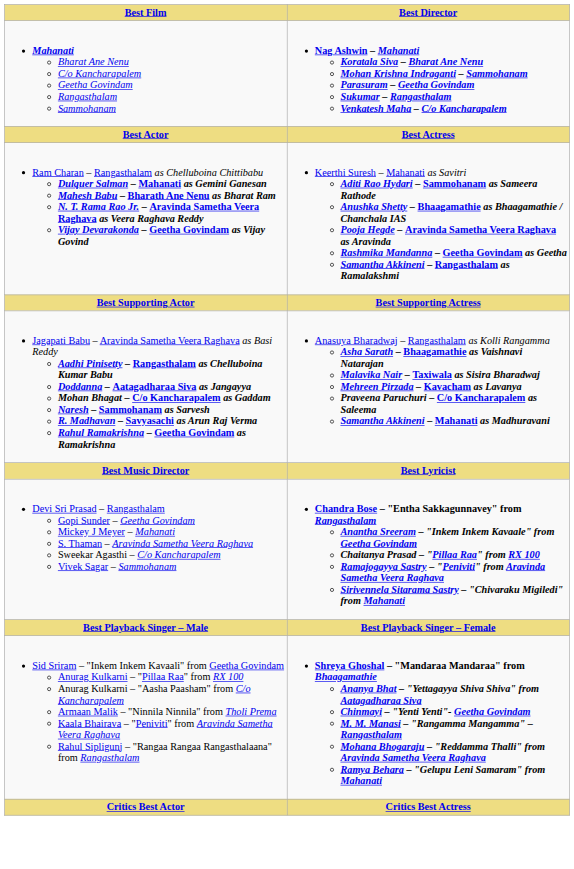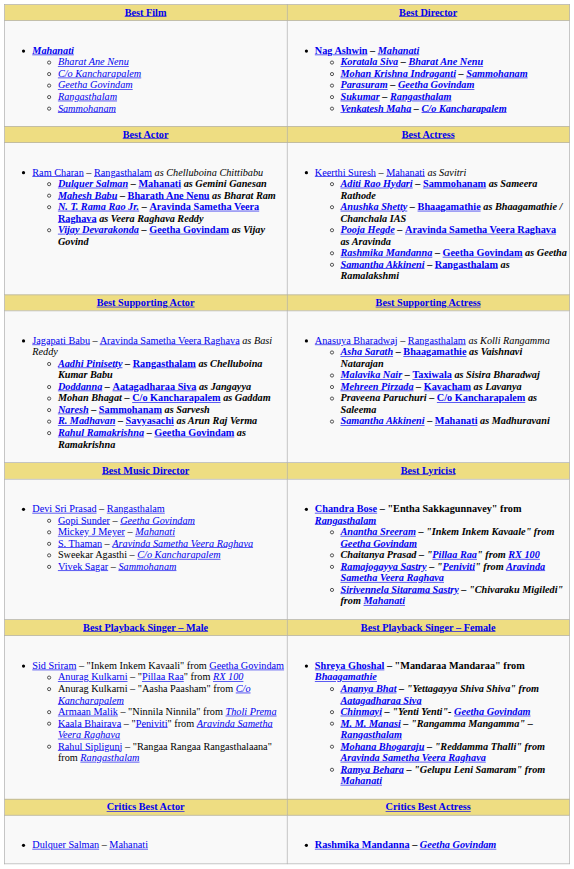+ row: (146, 845)
